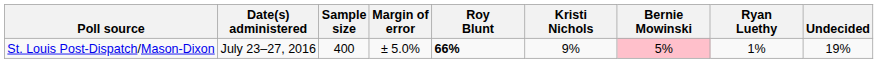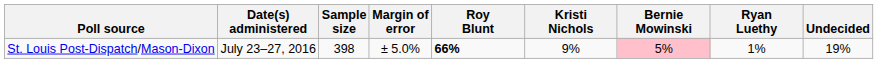(344, 48) 400 -> (344, 48) 398
